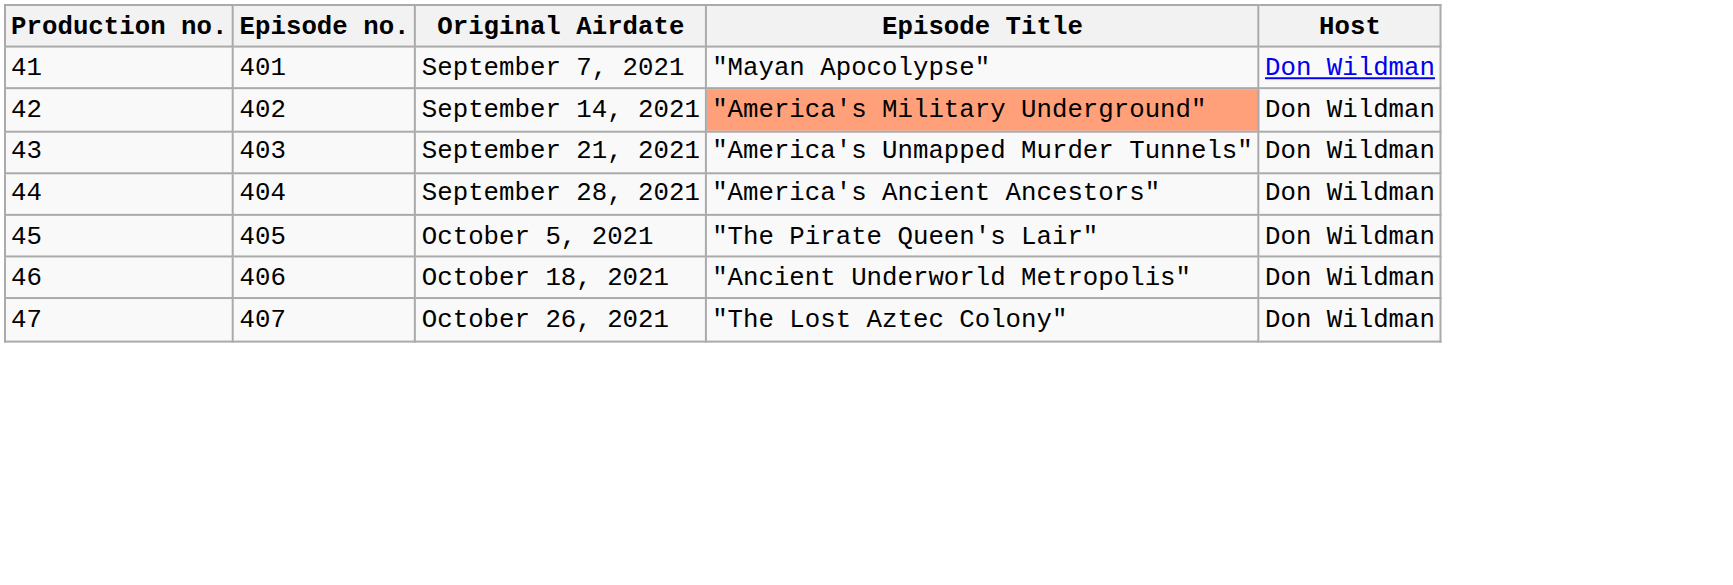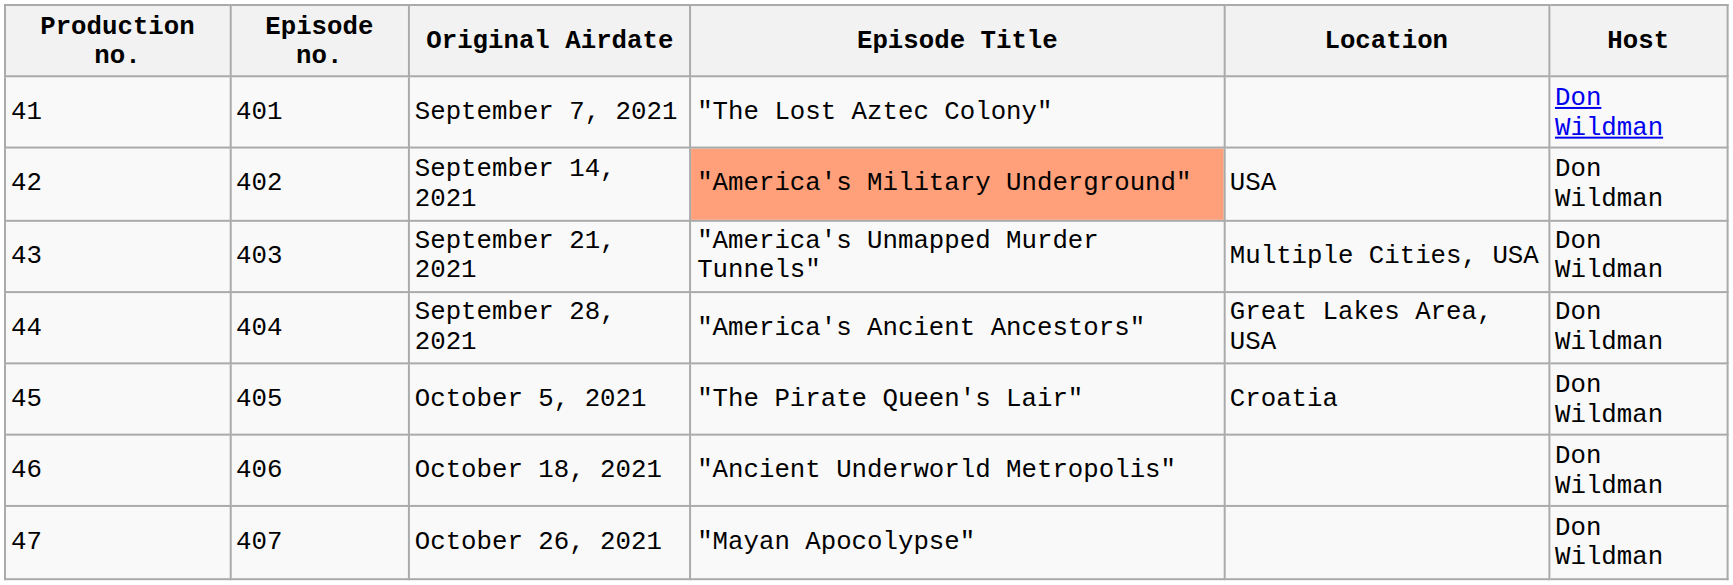+ column: (1386, 41)
(851, 68) "Mayan Apocolypse" -> (875, 112) "The Lost Aztec Colony"
(890, 320) "The Lost Aztec Colony" -> (836, 542) "Mayan Apocolypse"
